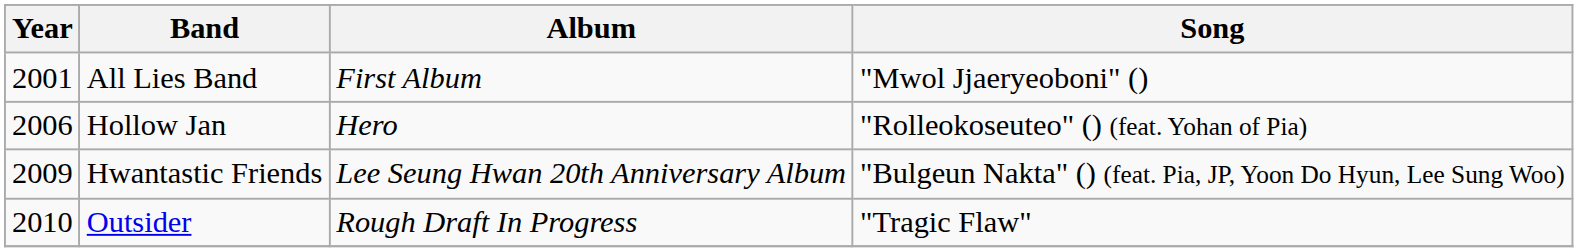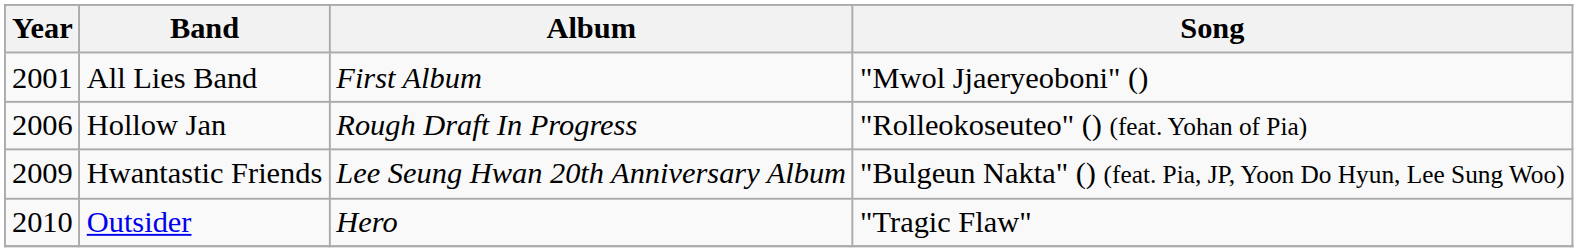(367, 125) Hero -> (487, 125) Rough Draft In Progress
(487, 221) Rough Draft In Progress -> (367, 221) Hero
